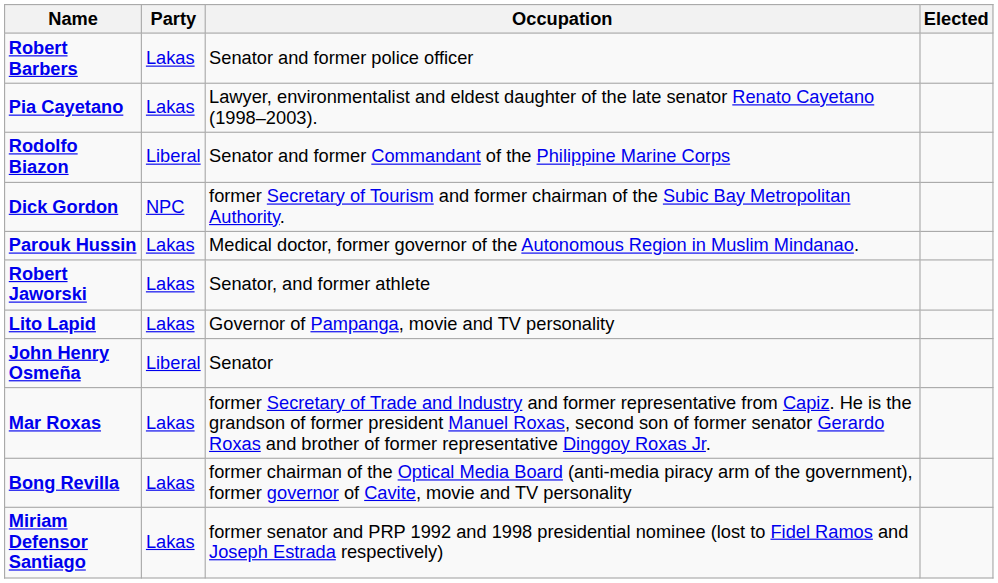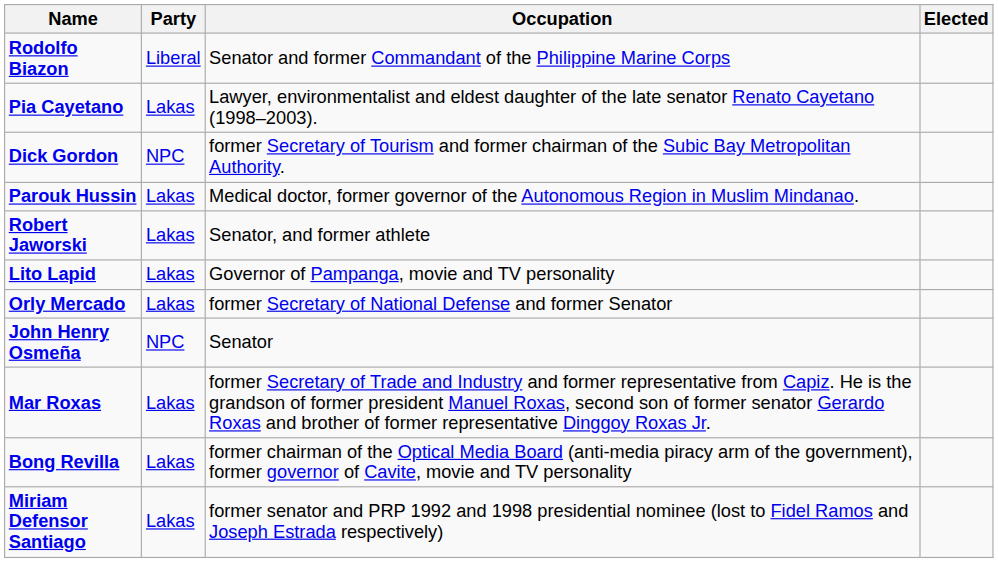- row: (43, 58)
rows swapped: (43, 157) <-> (66, 107)
+ row: (67, 303)
(173, 363) Liberal -> (165, 342) NPC
